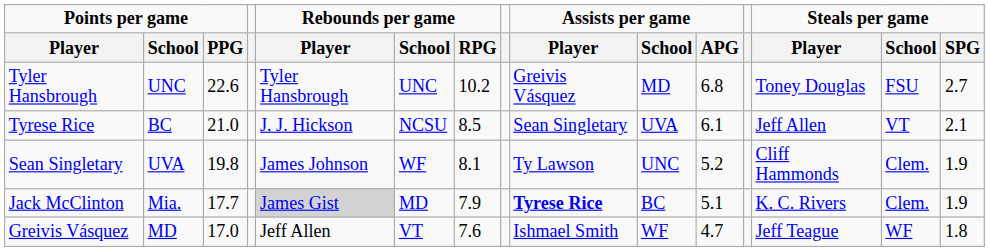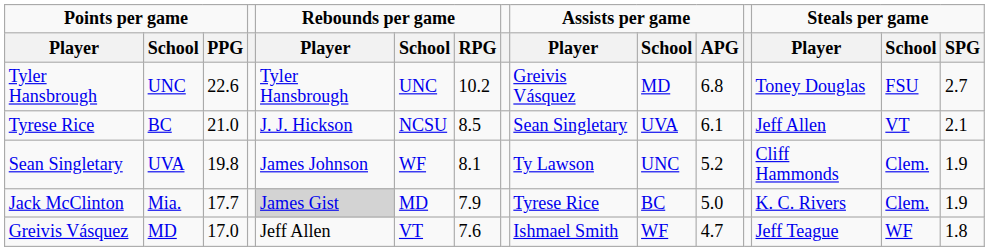(558, 202) bold -> (556, 202) normal
(712, 202) 5.1 -> (712, 202) 5.0
